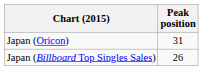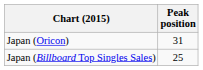(178, 57) 26 -> (178, 57) 25
